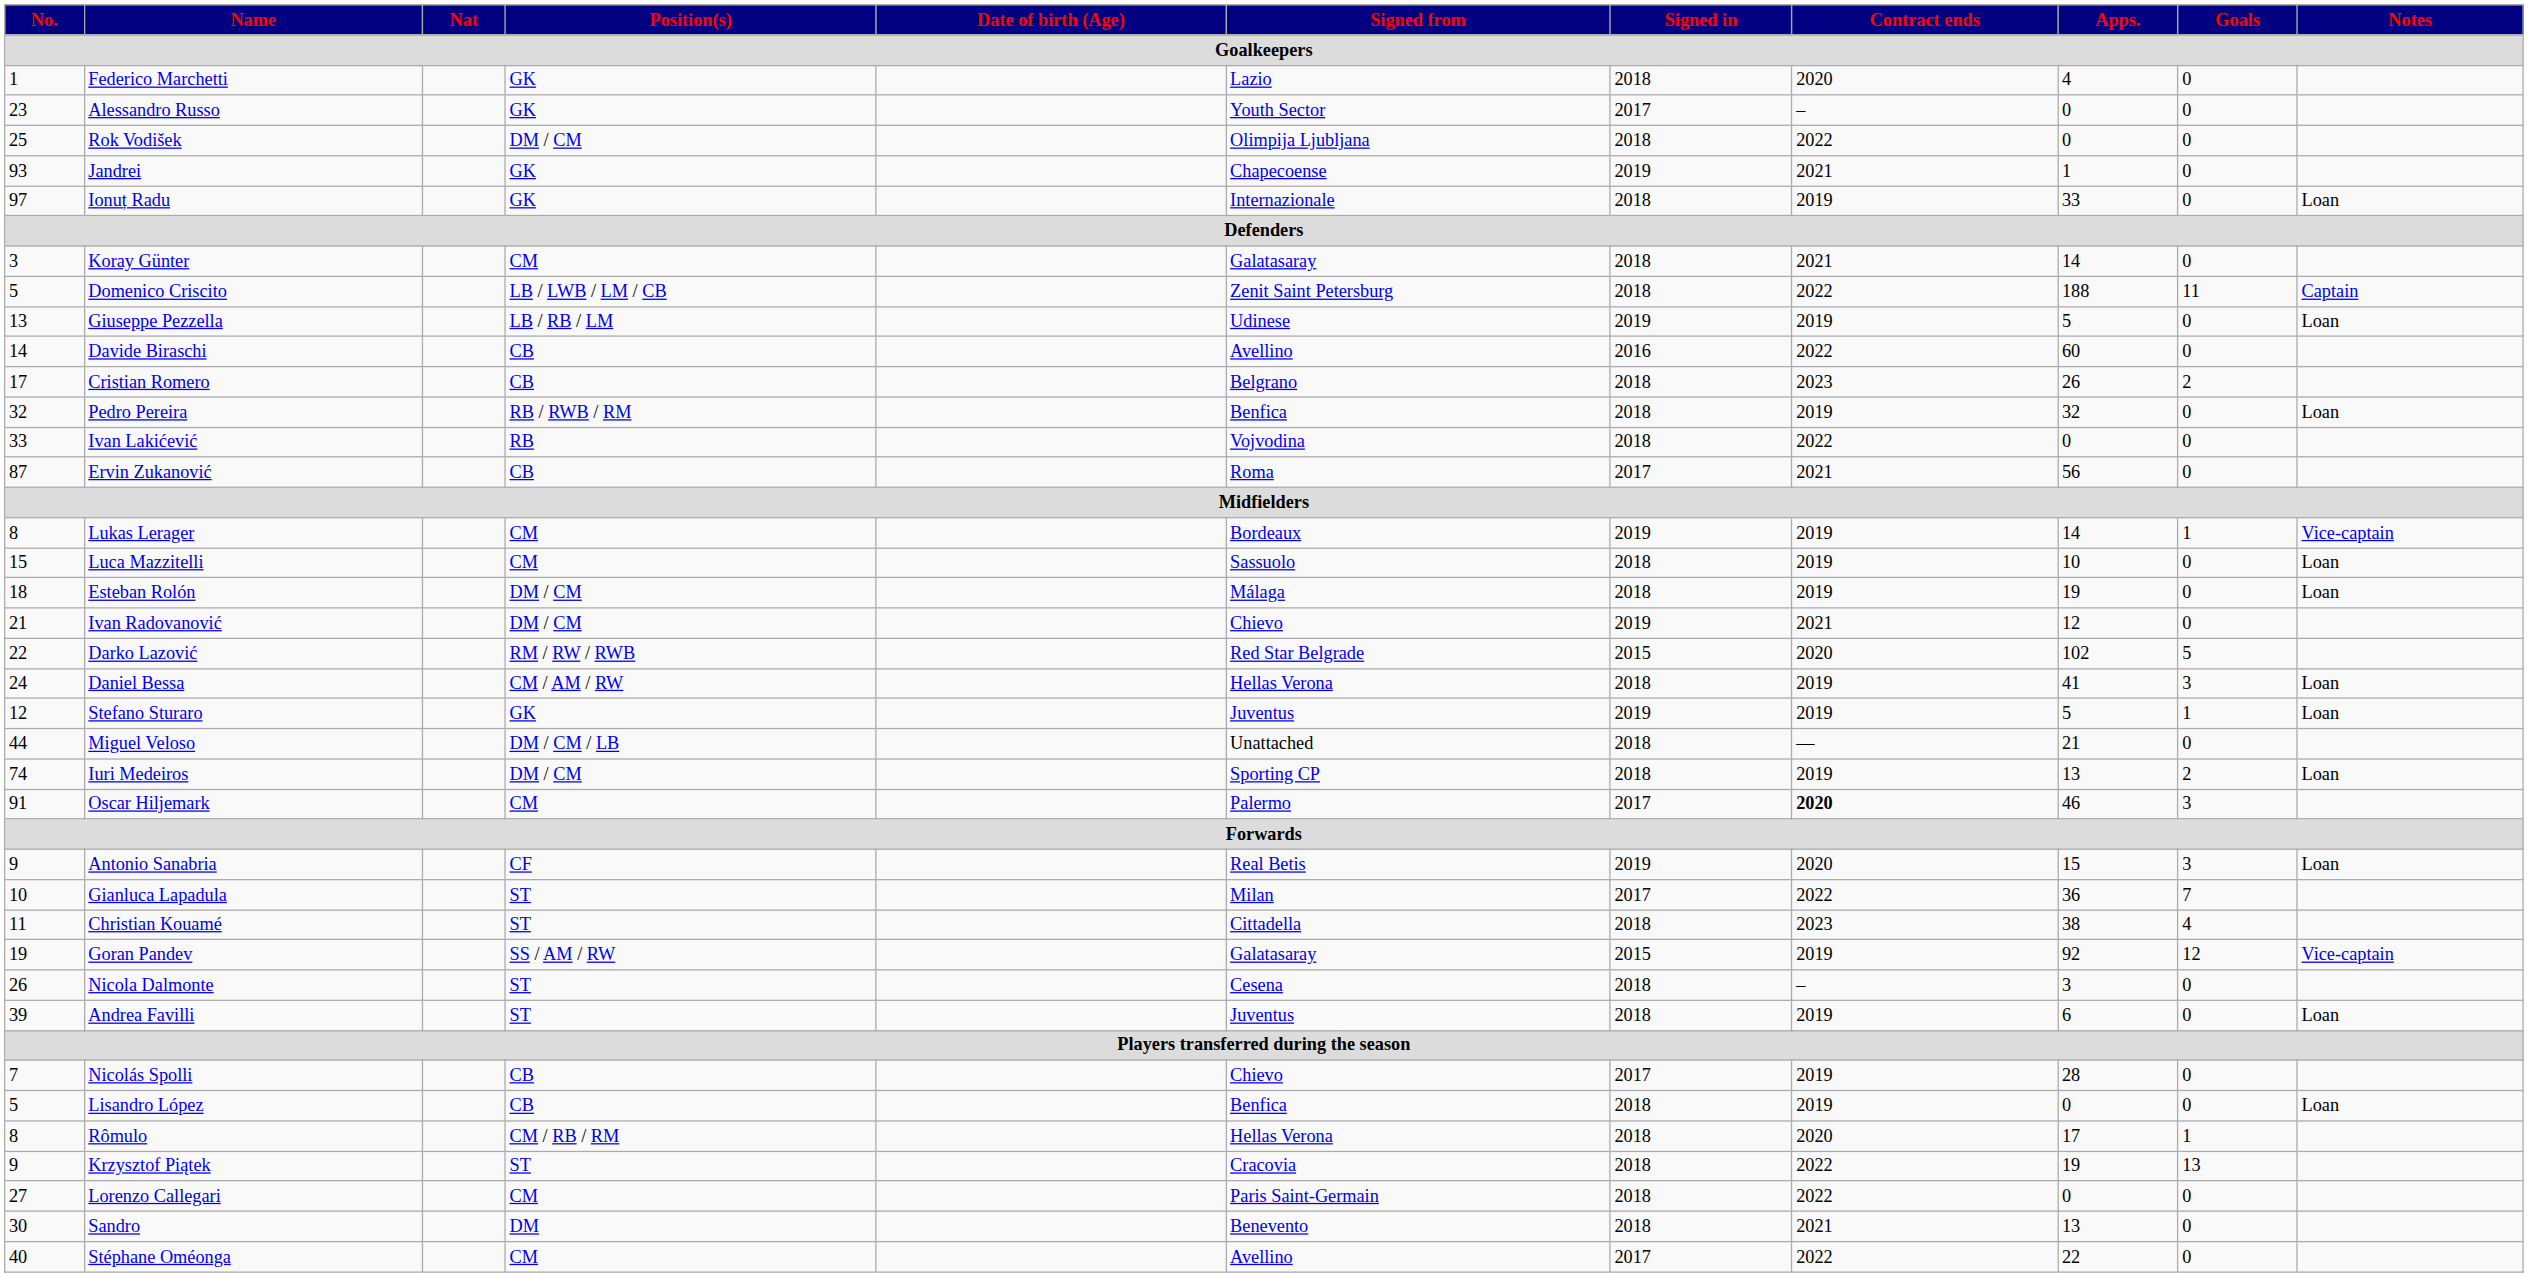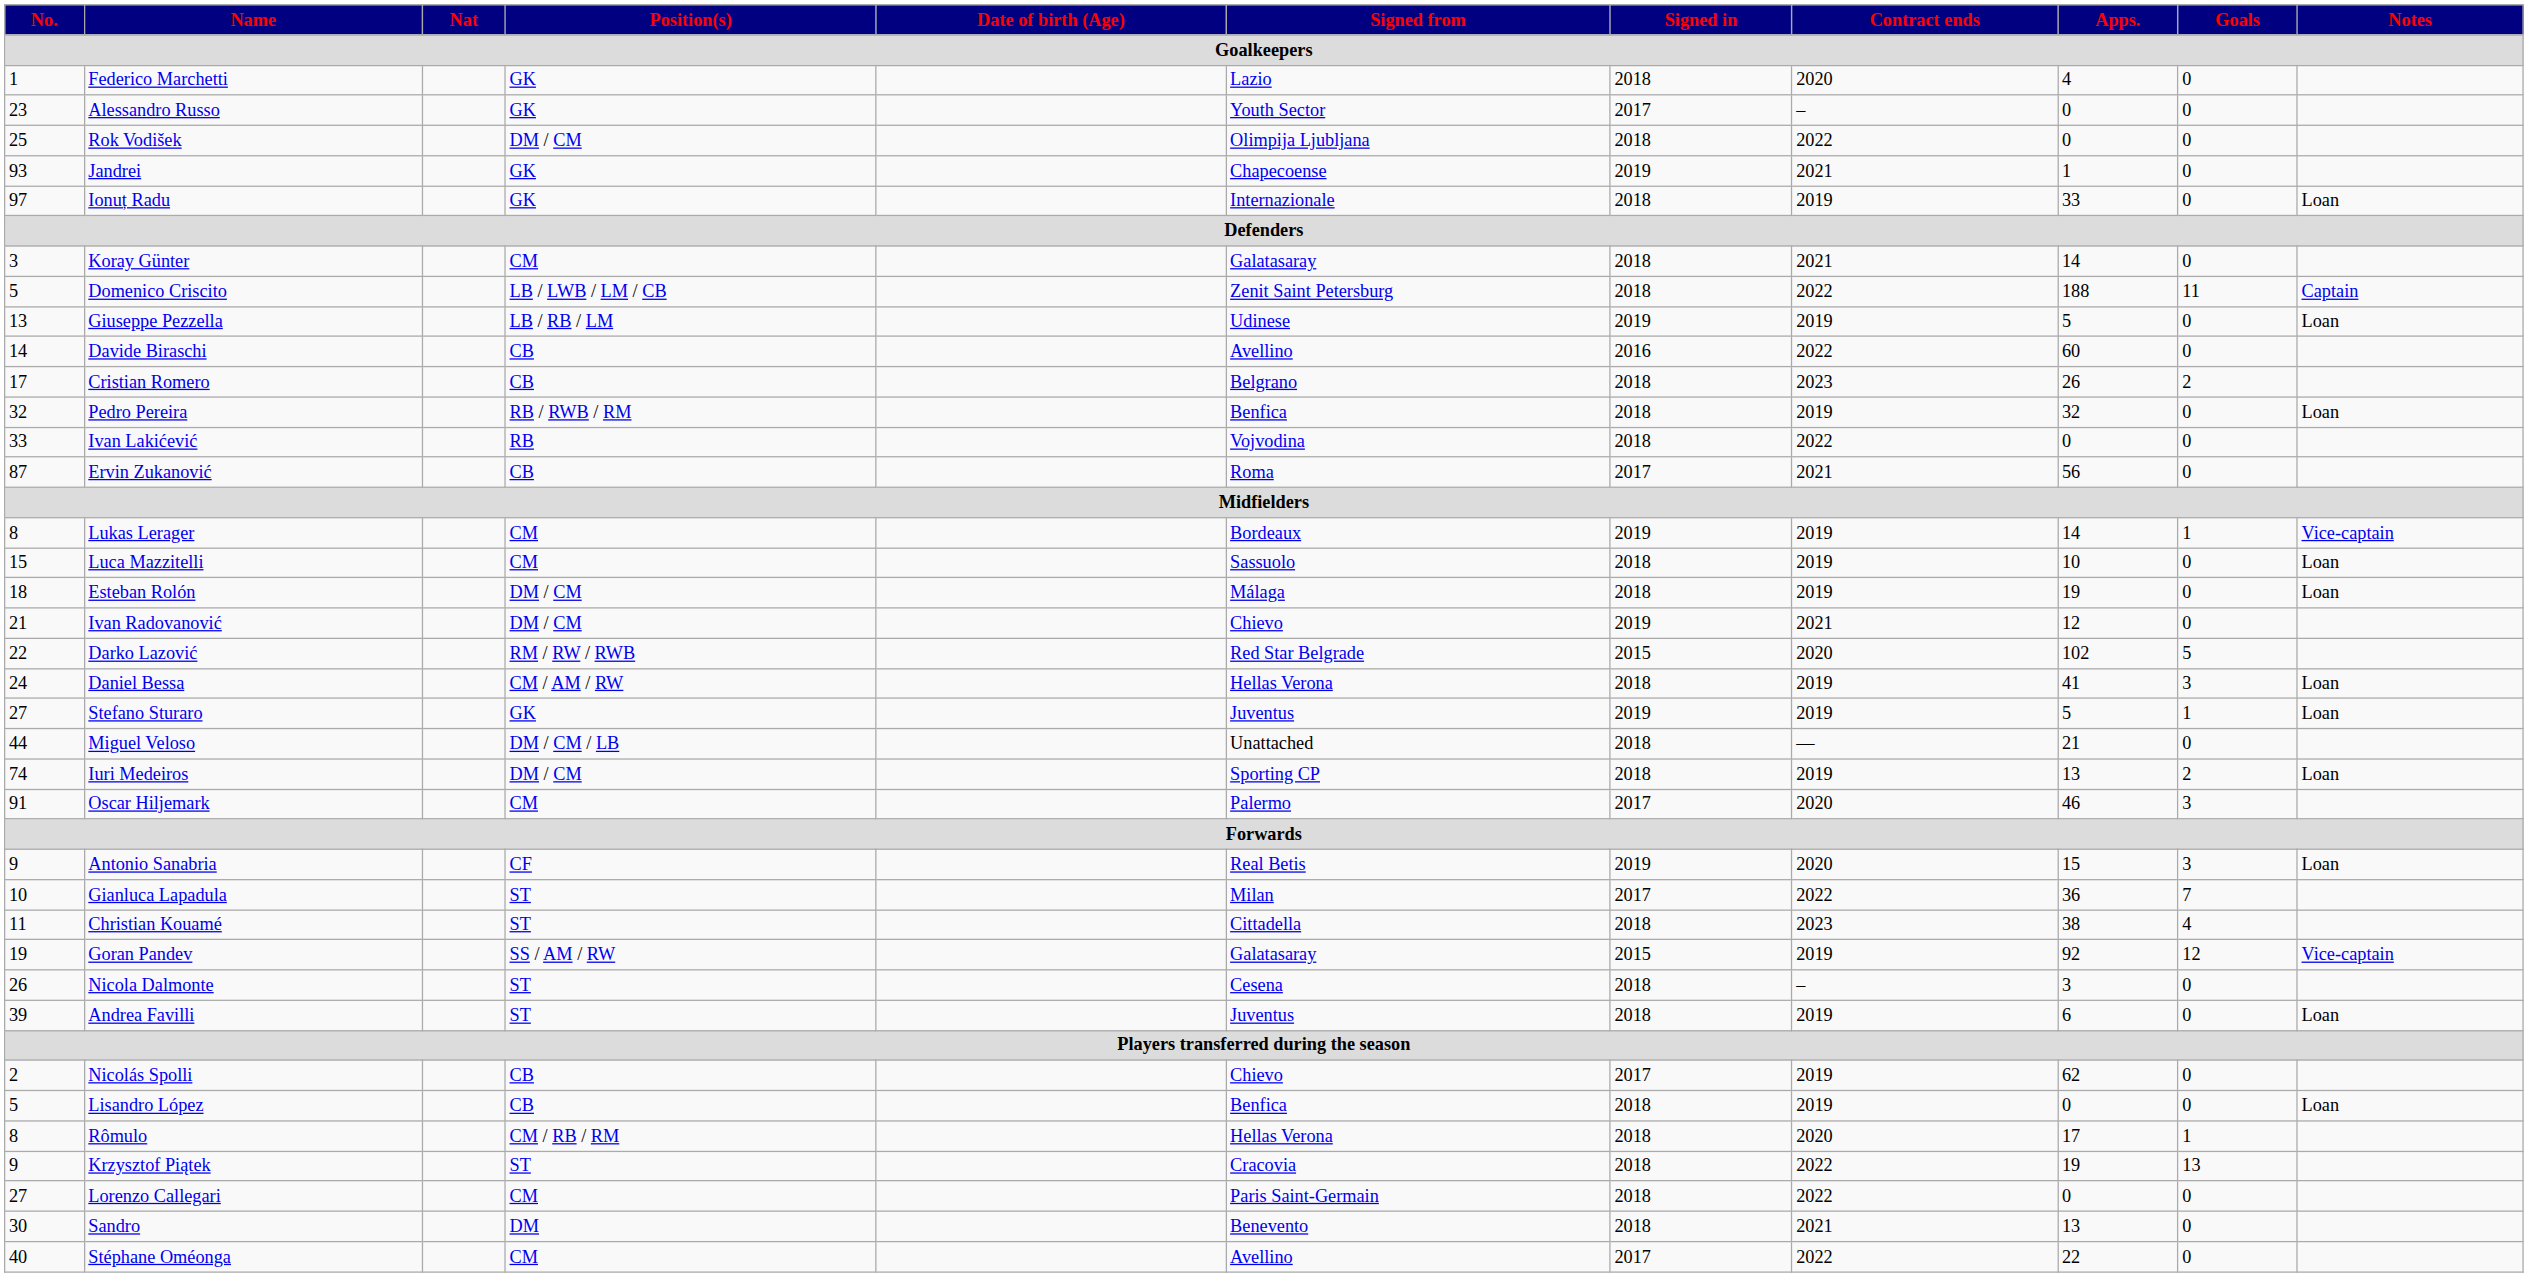(18, 713) 12 -> (18, 713) 27
(1814, 804) bold -> (1814, 804) normal
(13, 1075) 7 -> (13, 1075) 2
(2071, 1075) 28 -> (2071, 1075) 62
